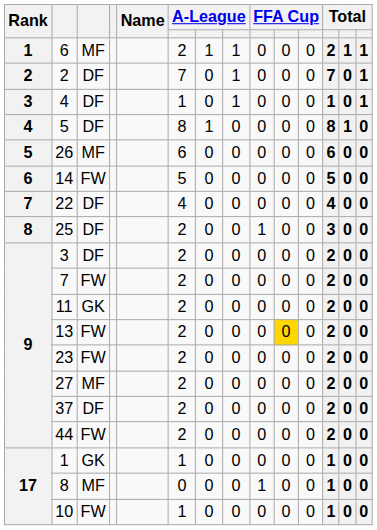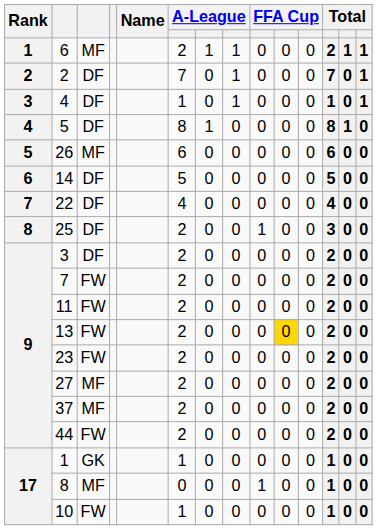(93, 178) FW -> (93, 178) DF
(93, 306) GK -> (93, 306) FW
(93, 409) DF -> (93, 409) MF
